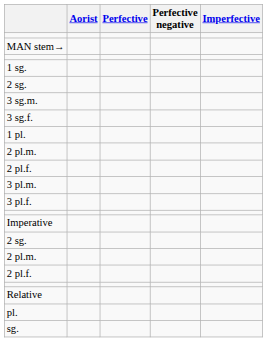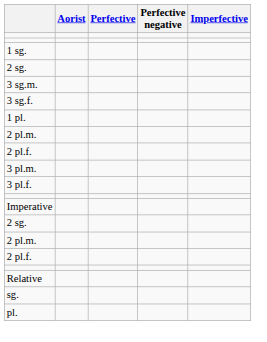- row: (36, 46)
rows swapped: (13, 328) <-> (12, 312)
